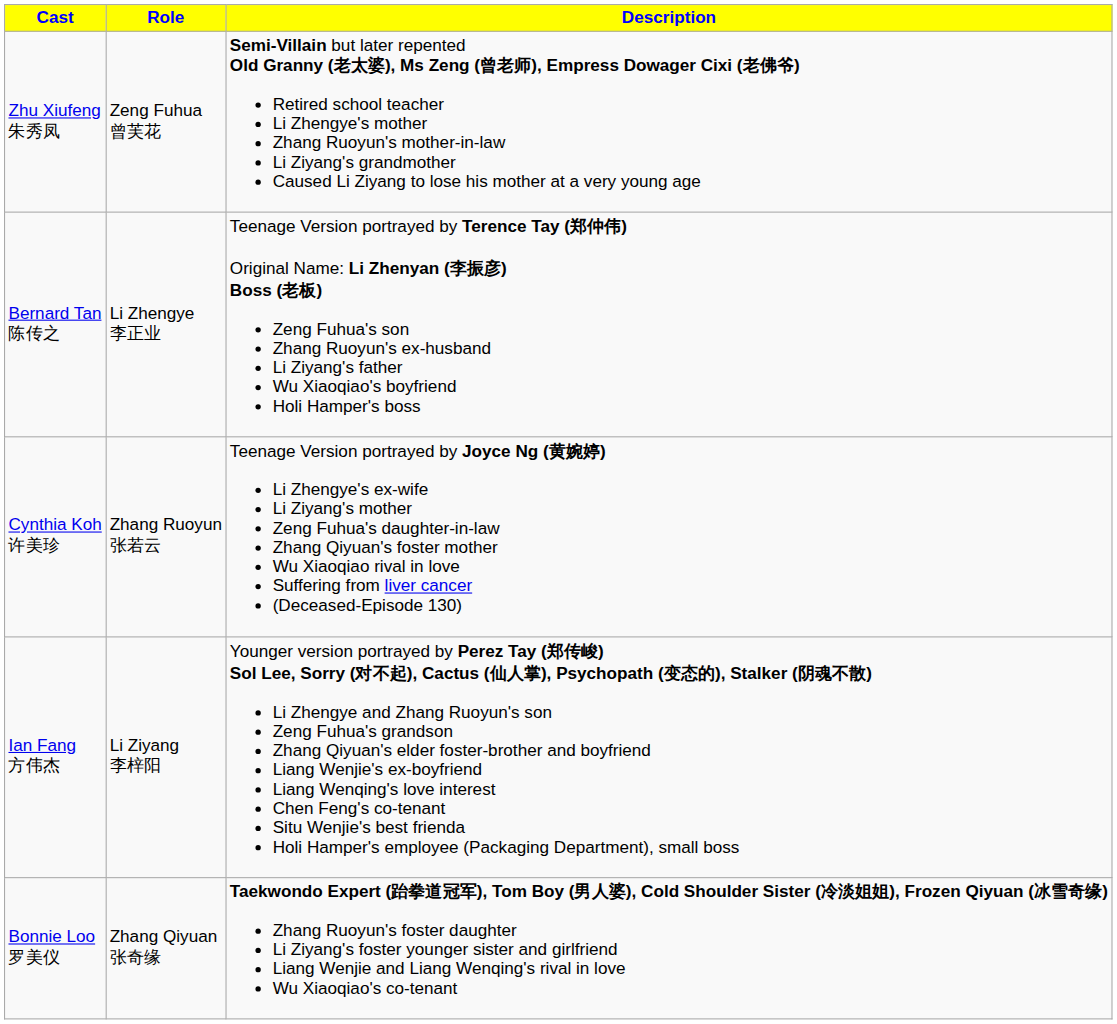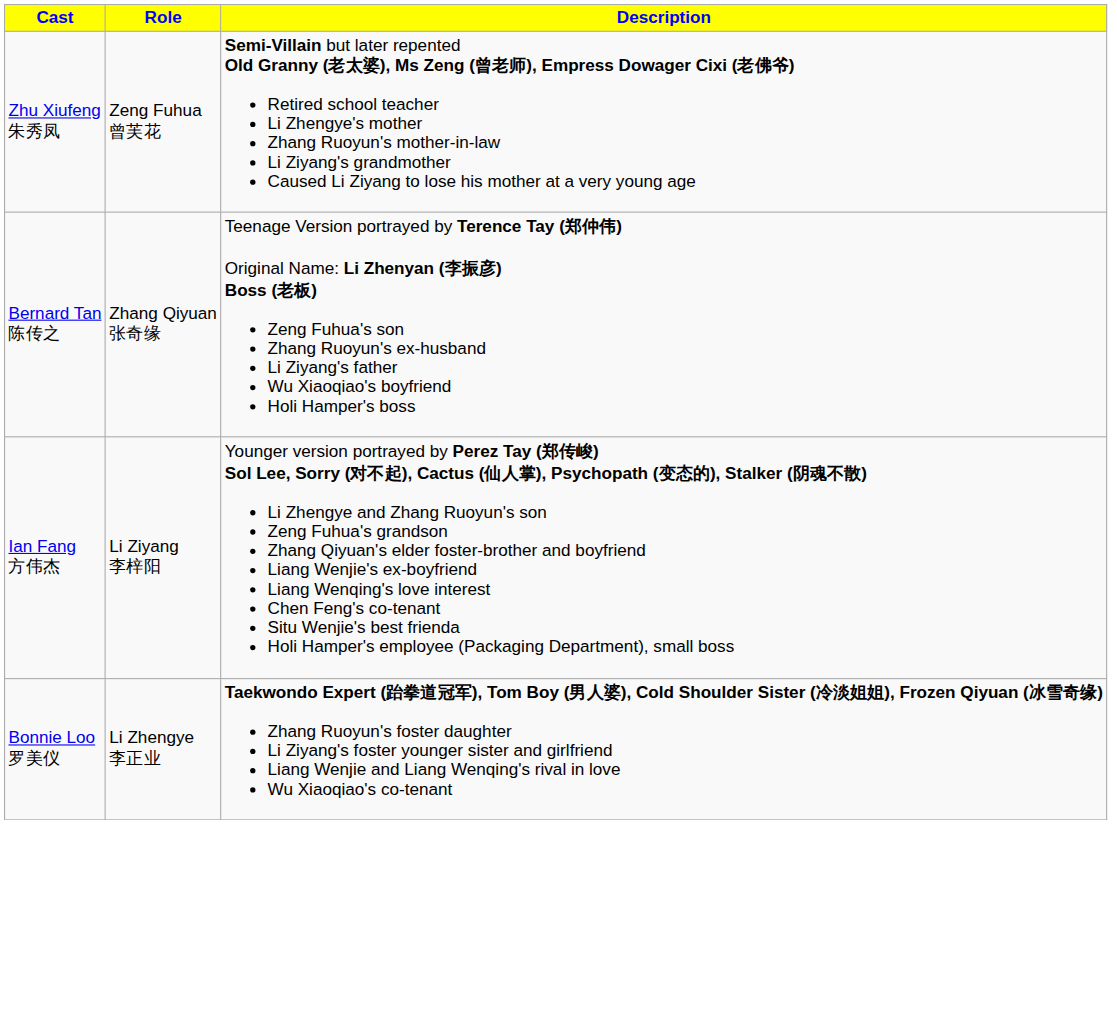(152, 323) Li Zhengye 李正业 -> (163, 323) Zhang Qiyuan 张奇缘
- row: (55, 535)
(163, 947) Zhang Qiyuan 张奇缘 -> (152, 747) Li Zhengye 李正业
